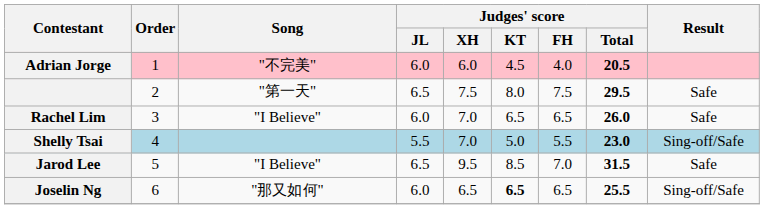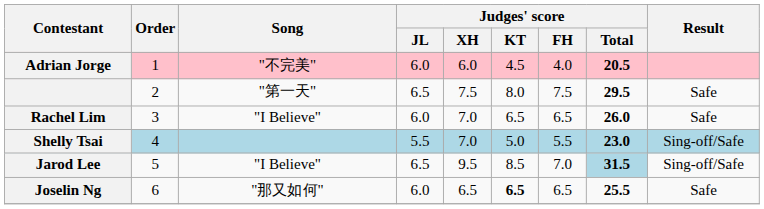(617, 165) no background -> (617, 165) lightblue background
(704, 165) Safe -> (704, 165) Sing-off/Safe
(704, 190) Sing-off/Safe -> (704, 190) Safe
